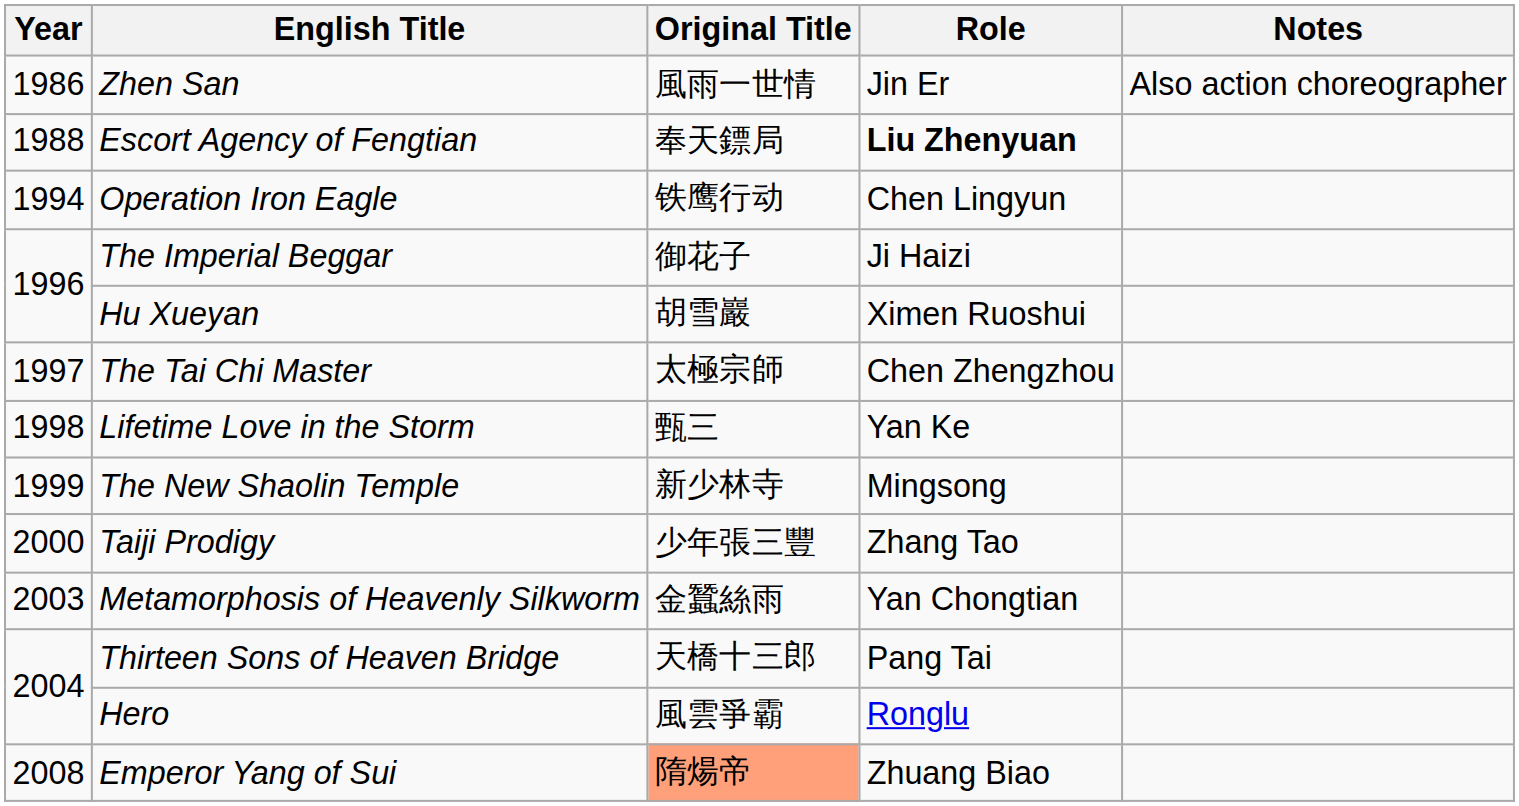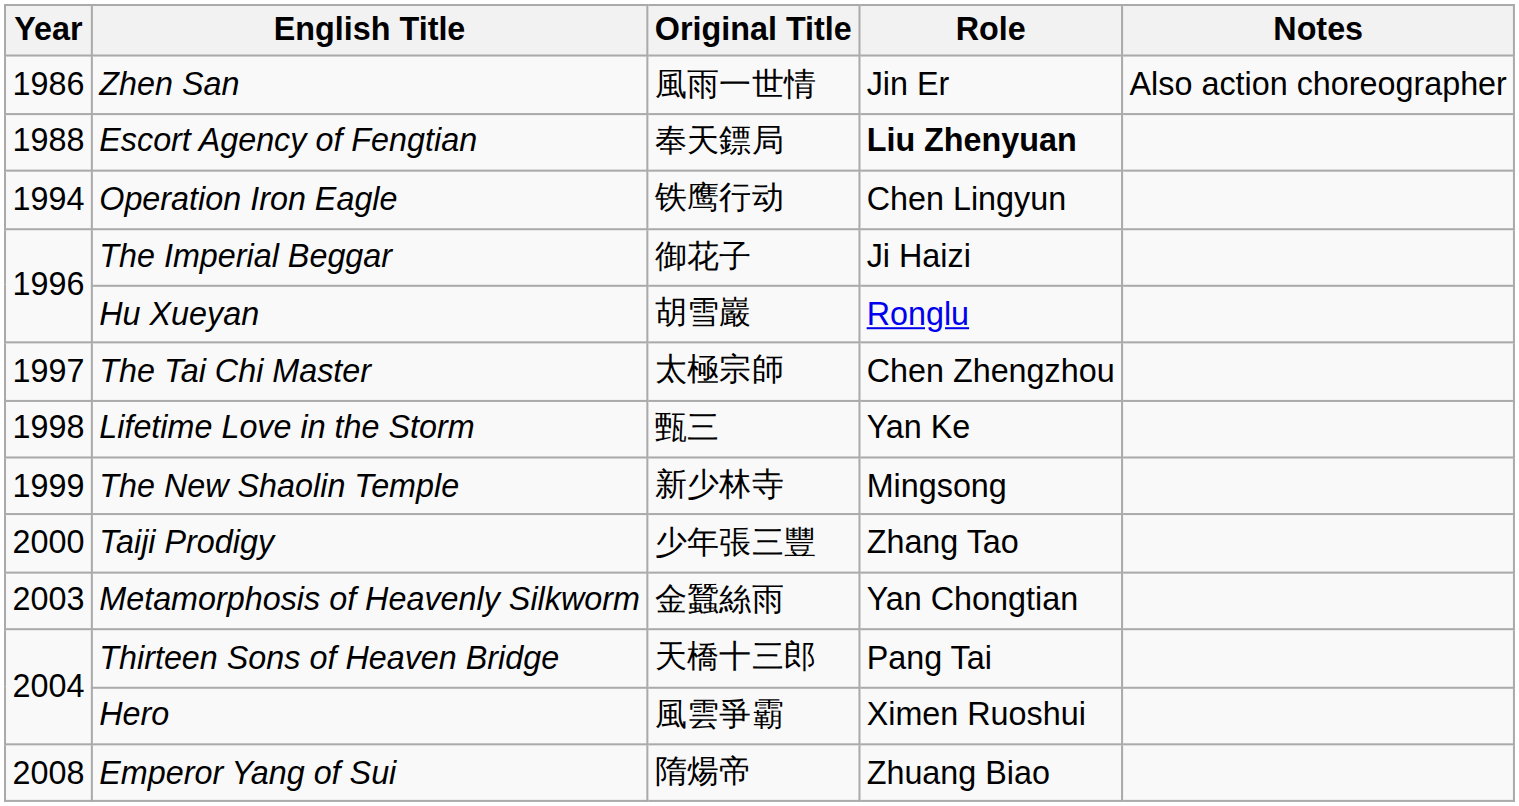(976, 313) Ximen Ruoshui -> (918, 313) Ronglu
(918, 714) Ronglu -> (976, 714) Ximen Ruoshui
(703, 771) lightsalmon background -> (703, 771) no background
